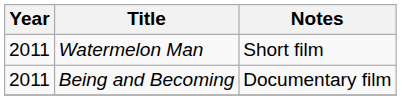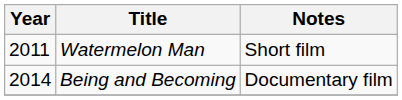(29, 79) 2011 -> (30, 79) 2014
